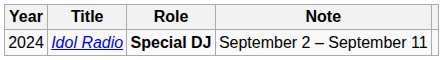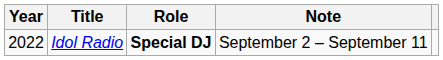(26, 42) 2024 -> (26, 42) 2022
